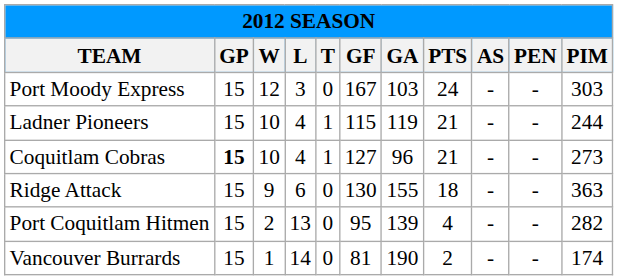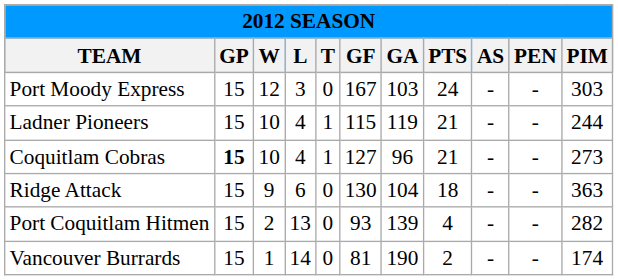(402, 190) 155 -> (402, 190) 104
(361, 223) 95 -> (361, 223) 93
